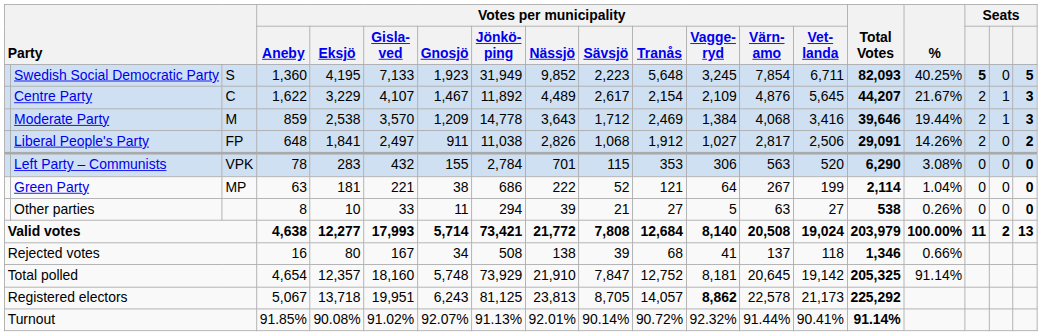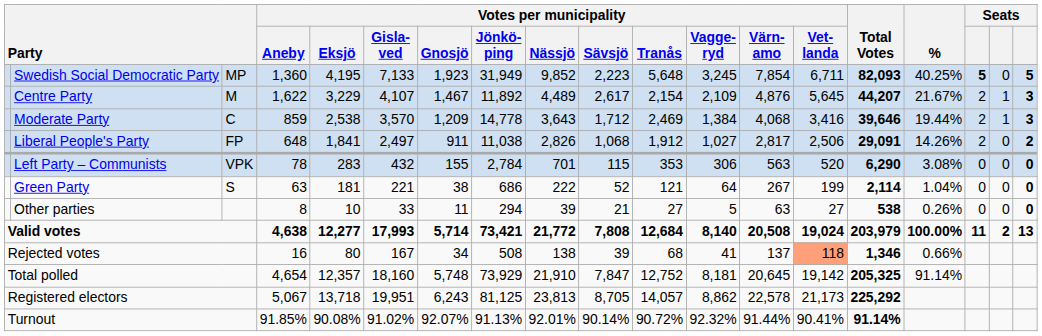(230, 75) S -> (236, 75) MP
(231, 97) C -> (231, 97) M
(231, 119) M -> (231, 119) C
(236, 187) MP -> (230, 187) S
(833, 253) no background -> (833, 253) lightsalmon background
(719, 297) bold -> (719, 297) normal
